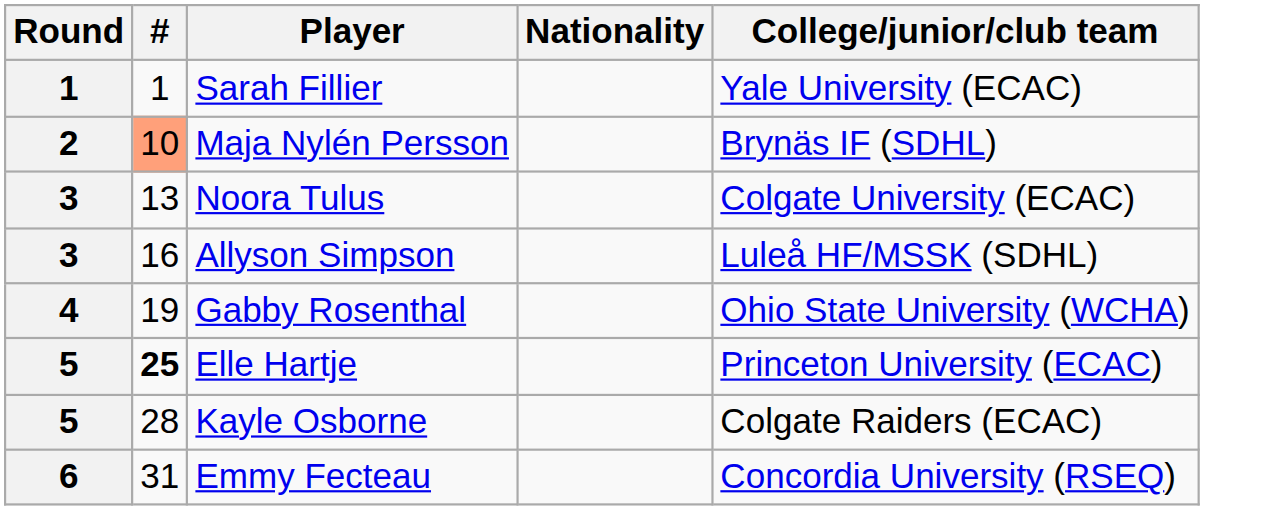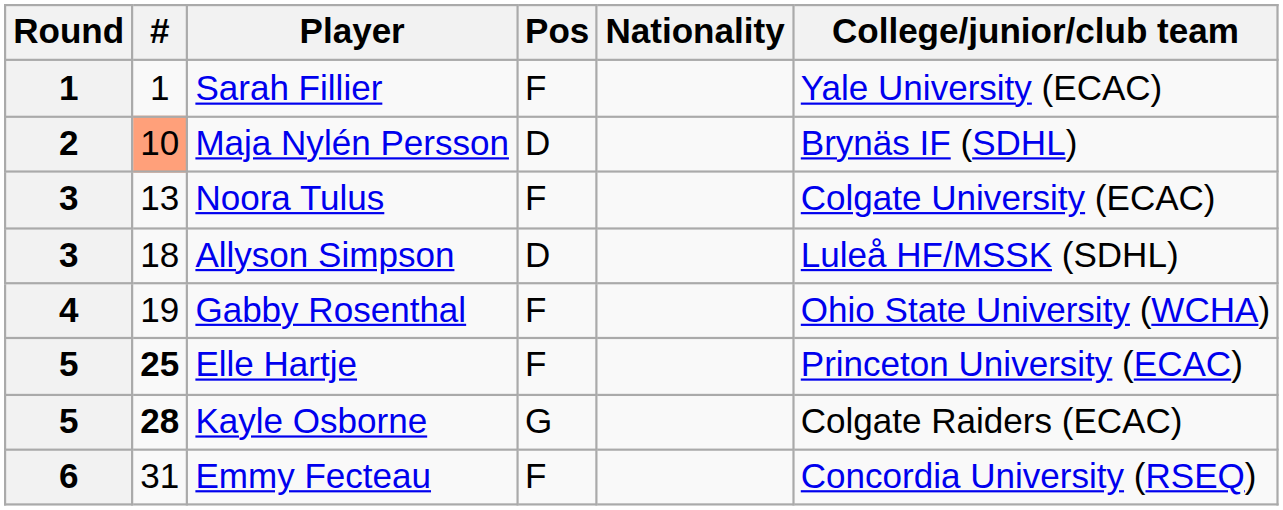+ column: (557, 32)
(160, 254) 16 -> (160, 254) 18
(160, 421) normal -> (160, 421) bold
